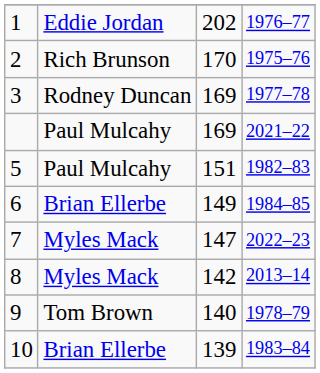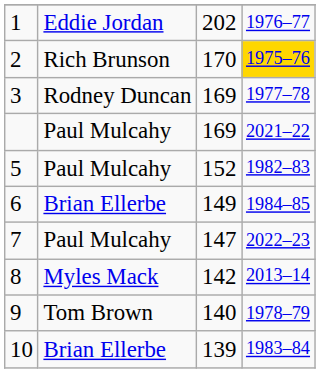(278, 58) no background -> (278, 58) gold background
(219, 167) 151 -> (219, 167) 152
(101, 240) Myles Mack -> (107, 240) Paul Mulcahy
